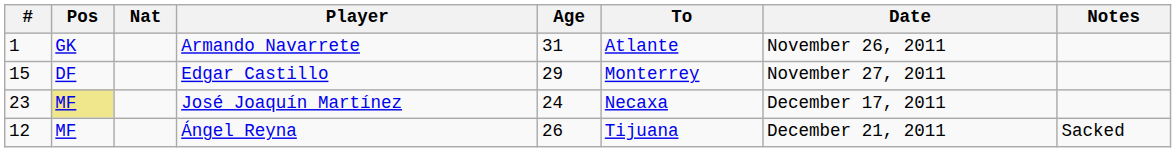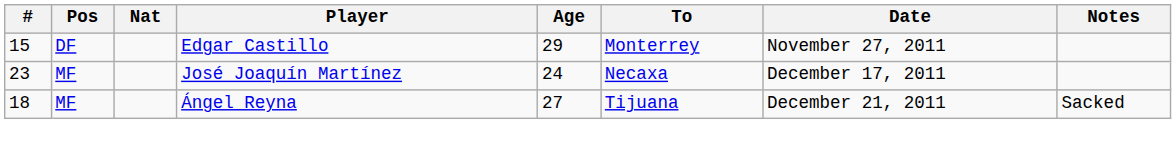- row: (271, 48)
(66, 104) khaki background -> (66, 76) no background
(19, 132) 12 -> (19, 104) 18
(552, 132) 26 -> (552, 104) 27
